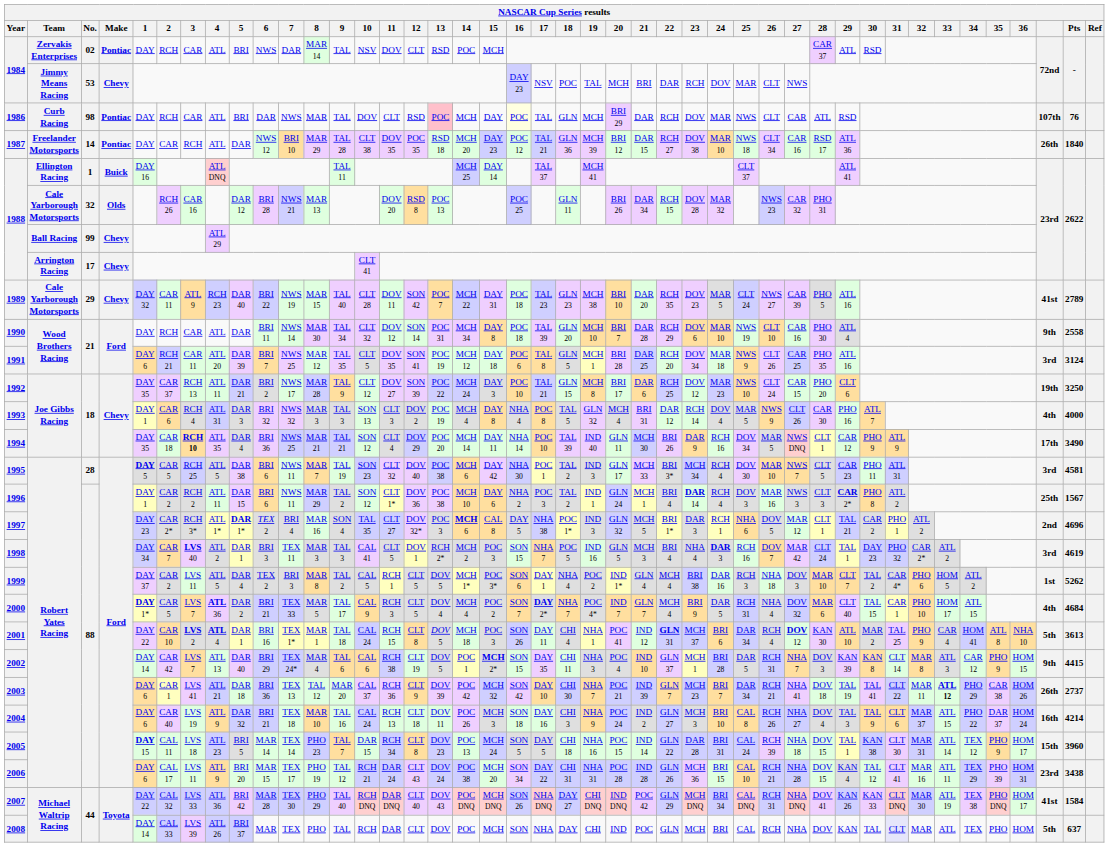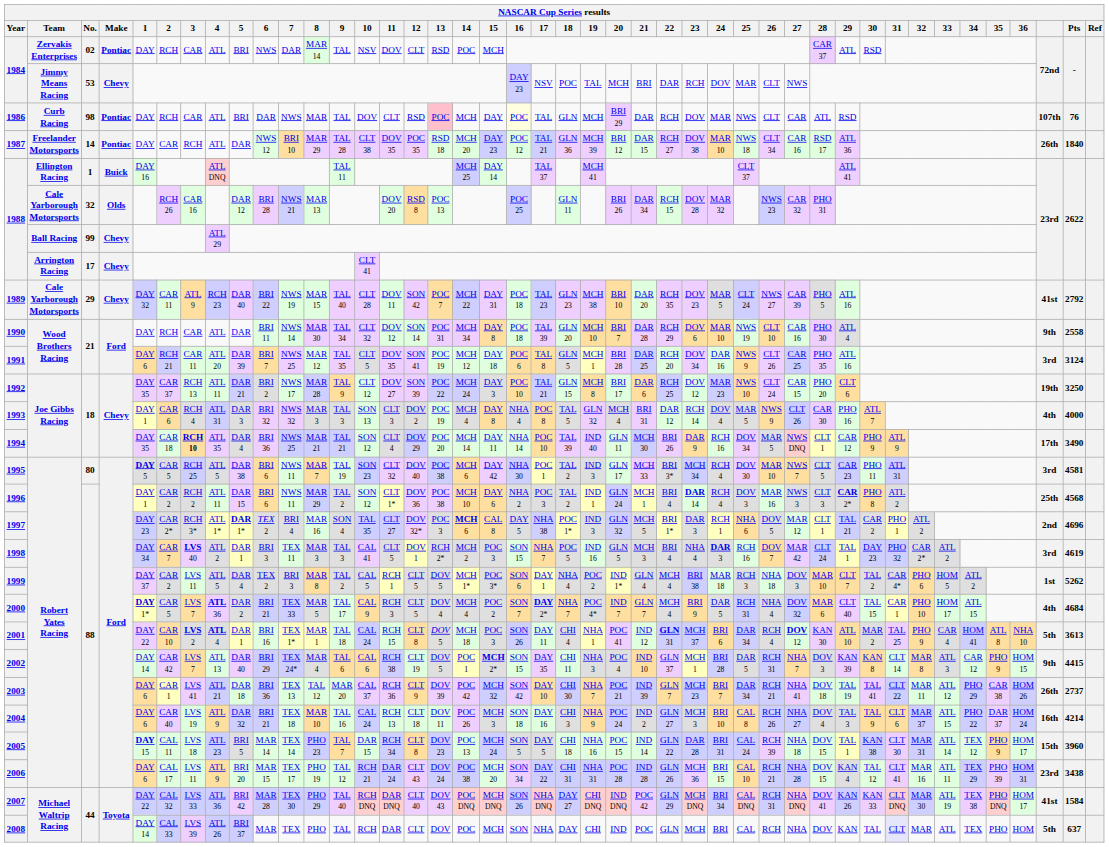(1074, 299) 2789 -> (1074, 299) 2792
(720, 360) MAR 18 -> (720, 360) DAR 16
(90, 470) 28 -> (90, 470) 80
(1074, 498) 1567 -> (1074, 498) 4568
(720, 580) DAR 16 -> (720, 580) MAR 18
(947, 691) bold -> (947, 690) normal
